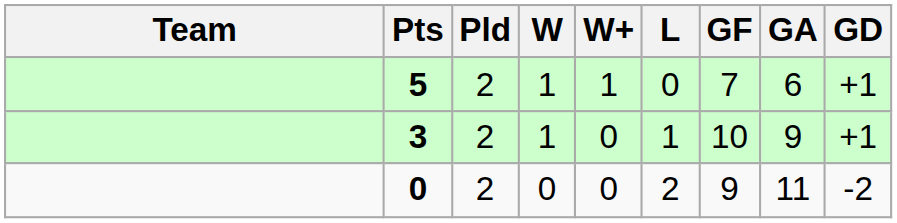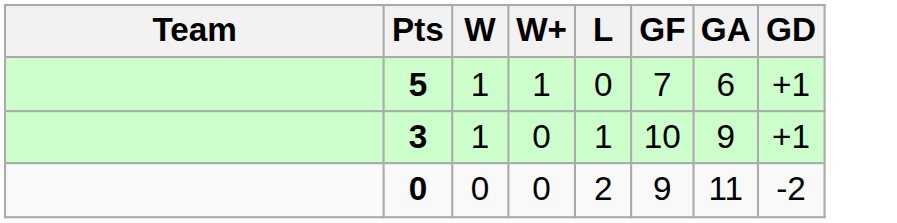- column: (485, 30)
